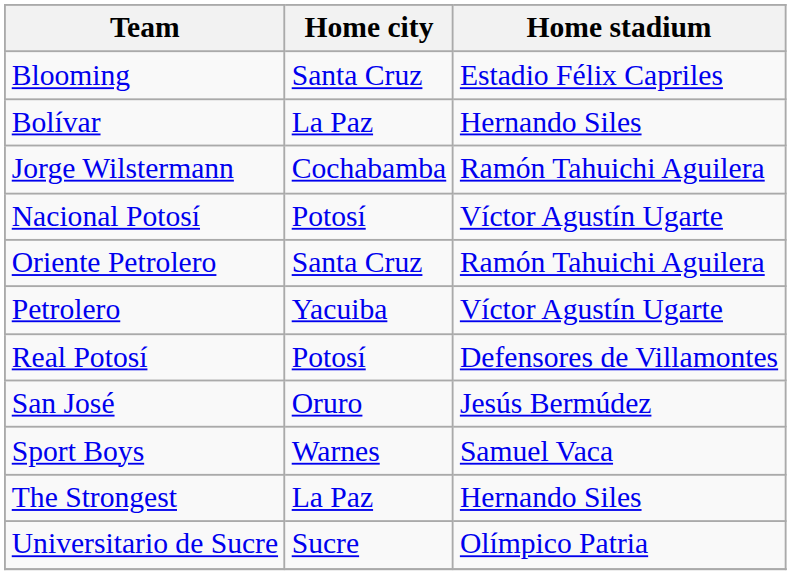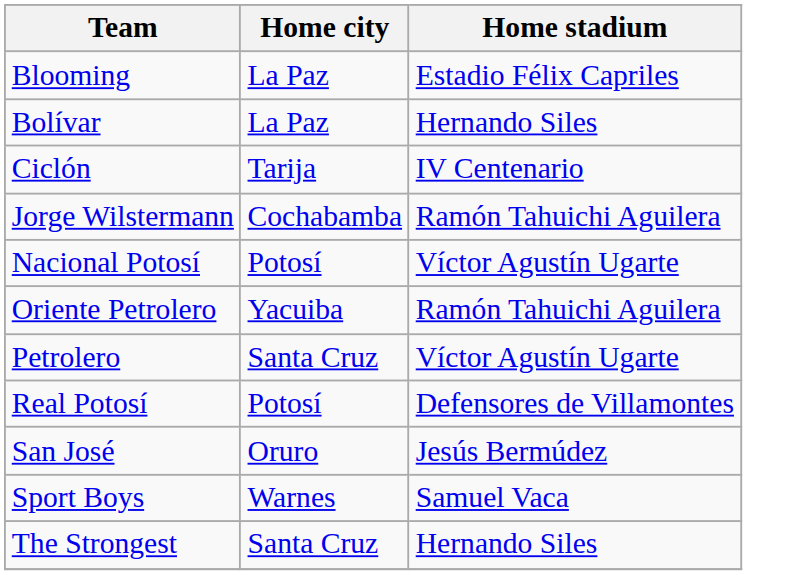(357, 74) Santa Cruz -> (288, 74) La Paz
+ row: (51, 168)
(357, 262) Santa Cruz -> (295, 309) Yacuiba
(340, 309) Yacuiba -> (313, 356) Santa Cruz
(332, 497) La Paz -> (313, 544) Santa Cruz
- row: (145, 544)
